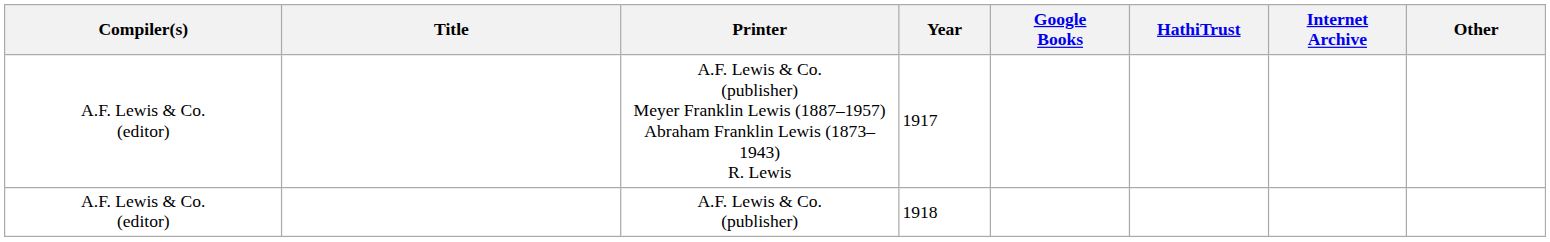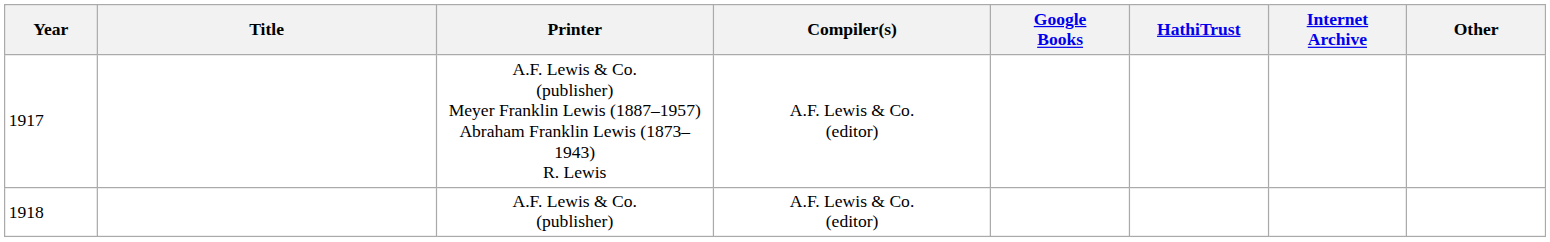columns swapped: (945, 29) <-> (143, 29)
